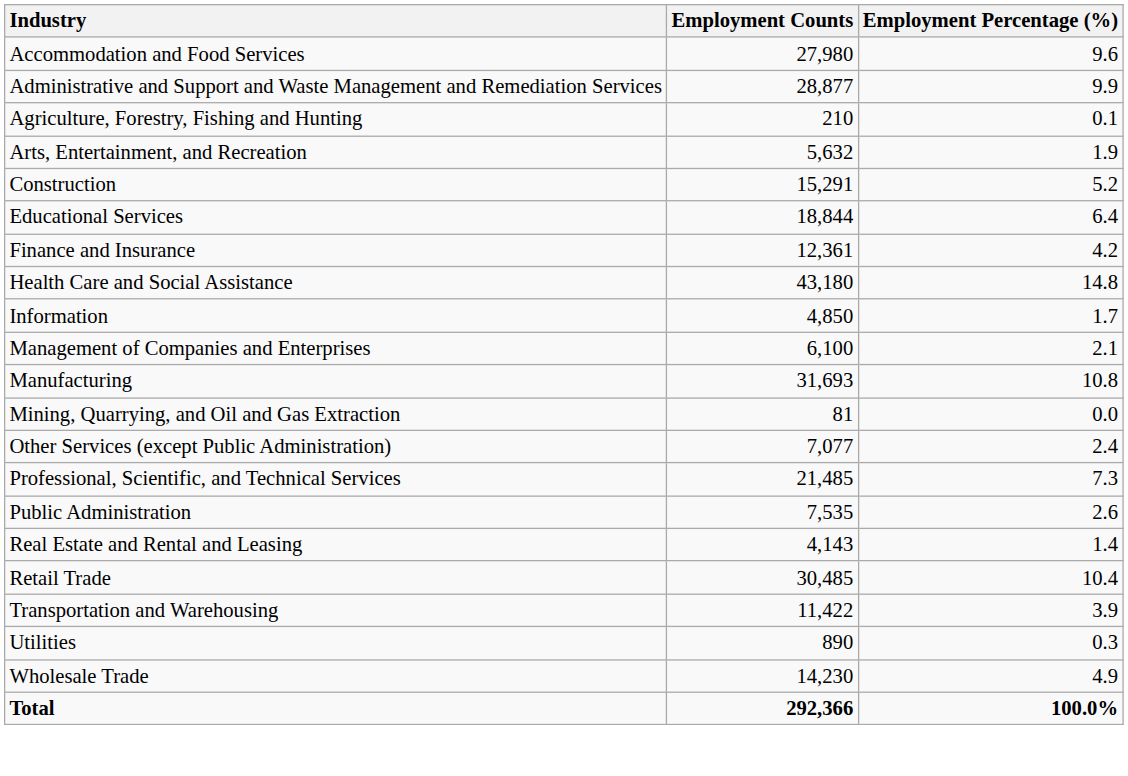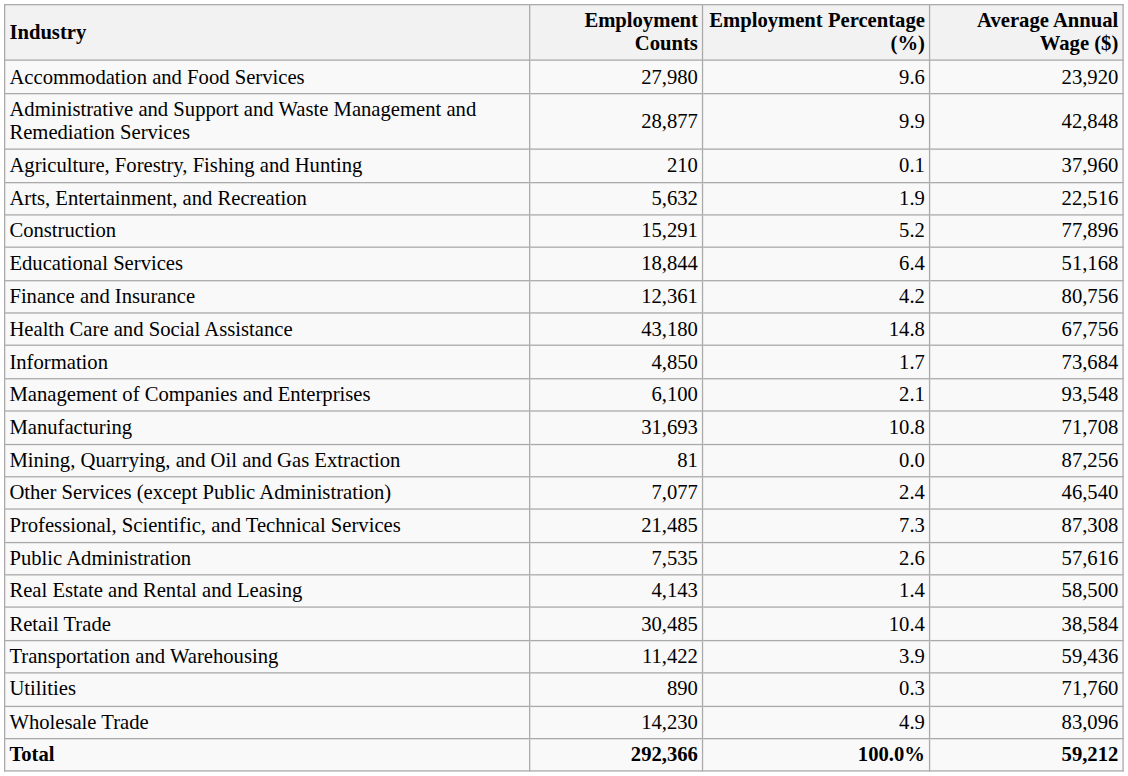+ column: (1048, 32)
